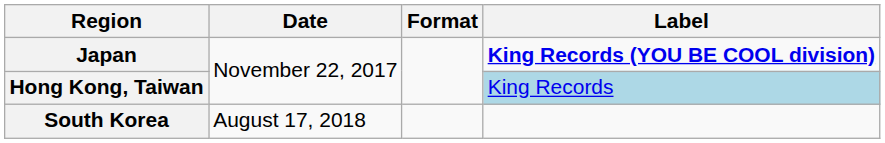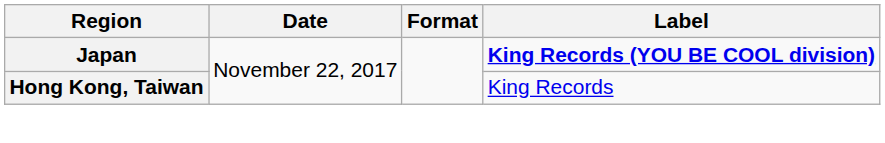(551, 87) lightblue background -> (551, 87) no background
- row: (107, 120)
